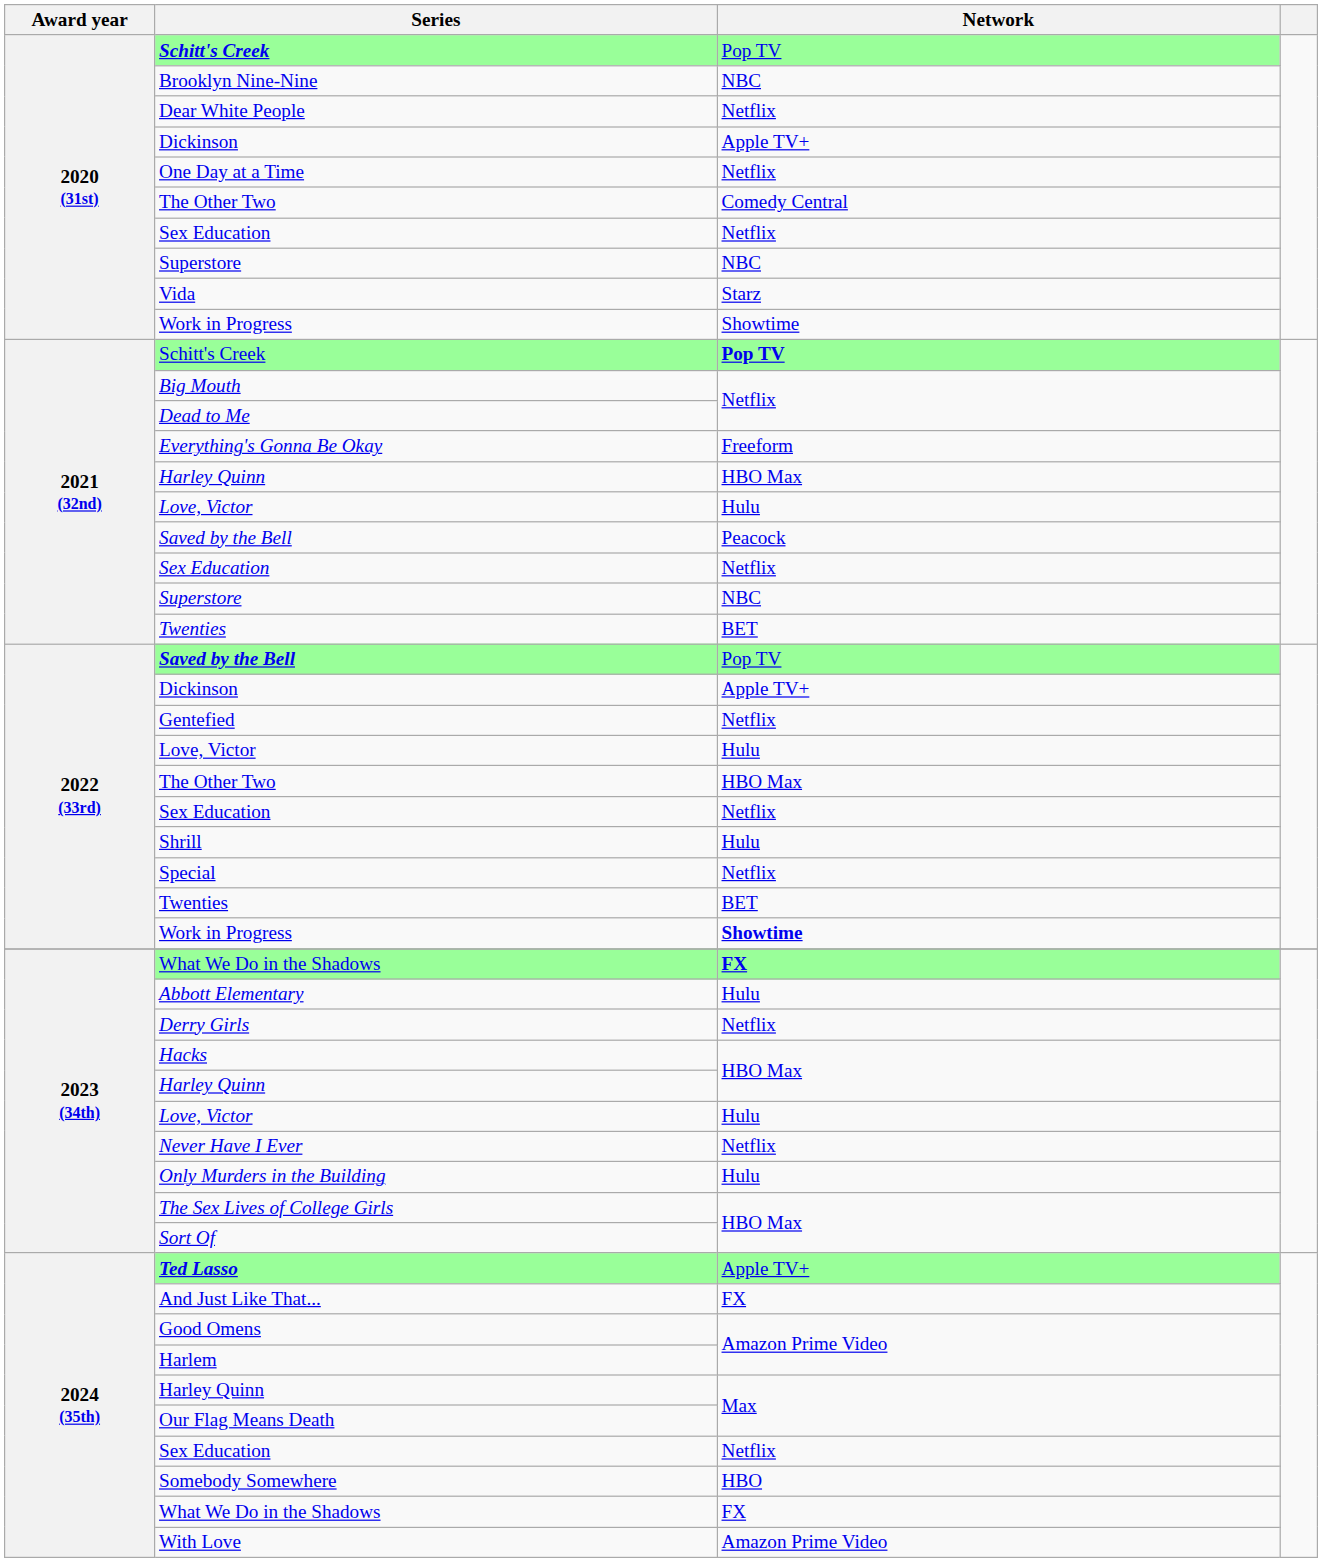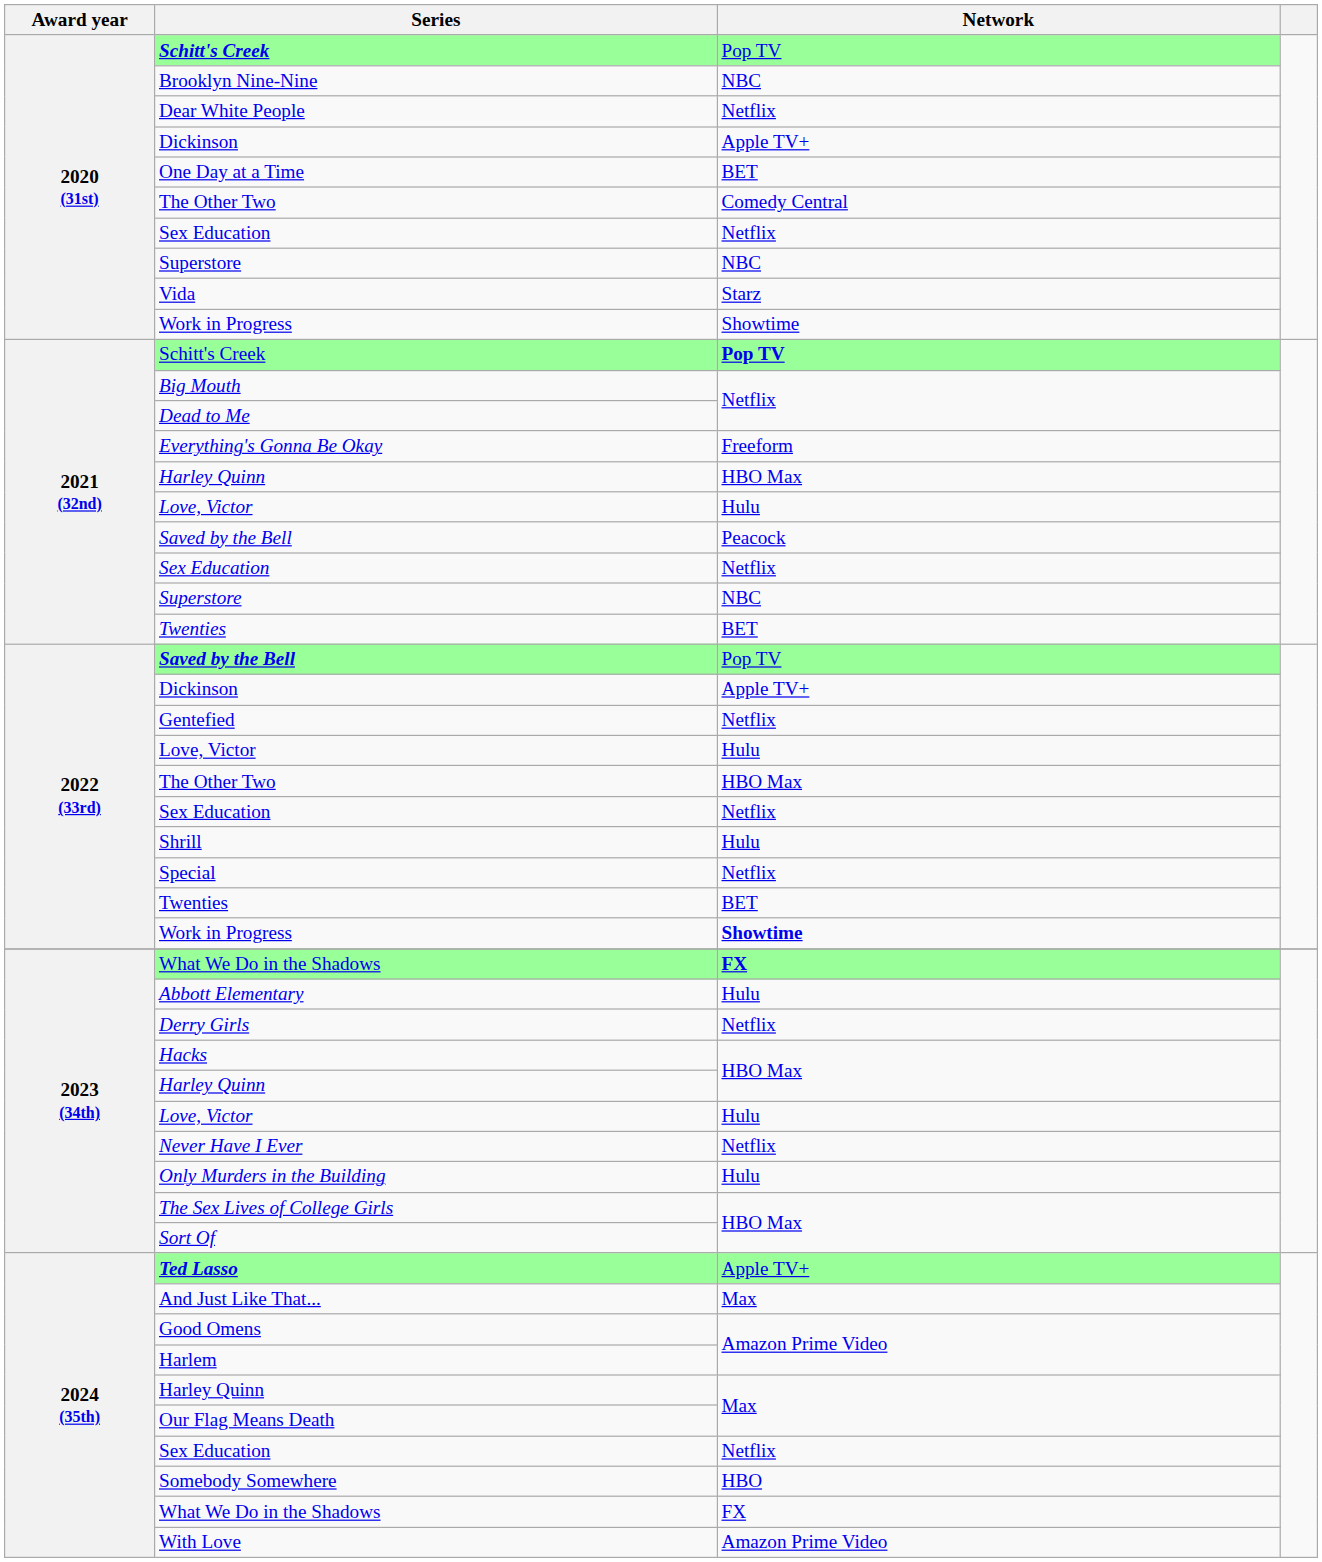(749, 171) Netflix -> (740, 171) BET
(734, 1298) FX -> (739, 1298) Max
